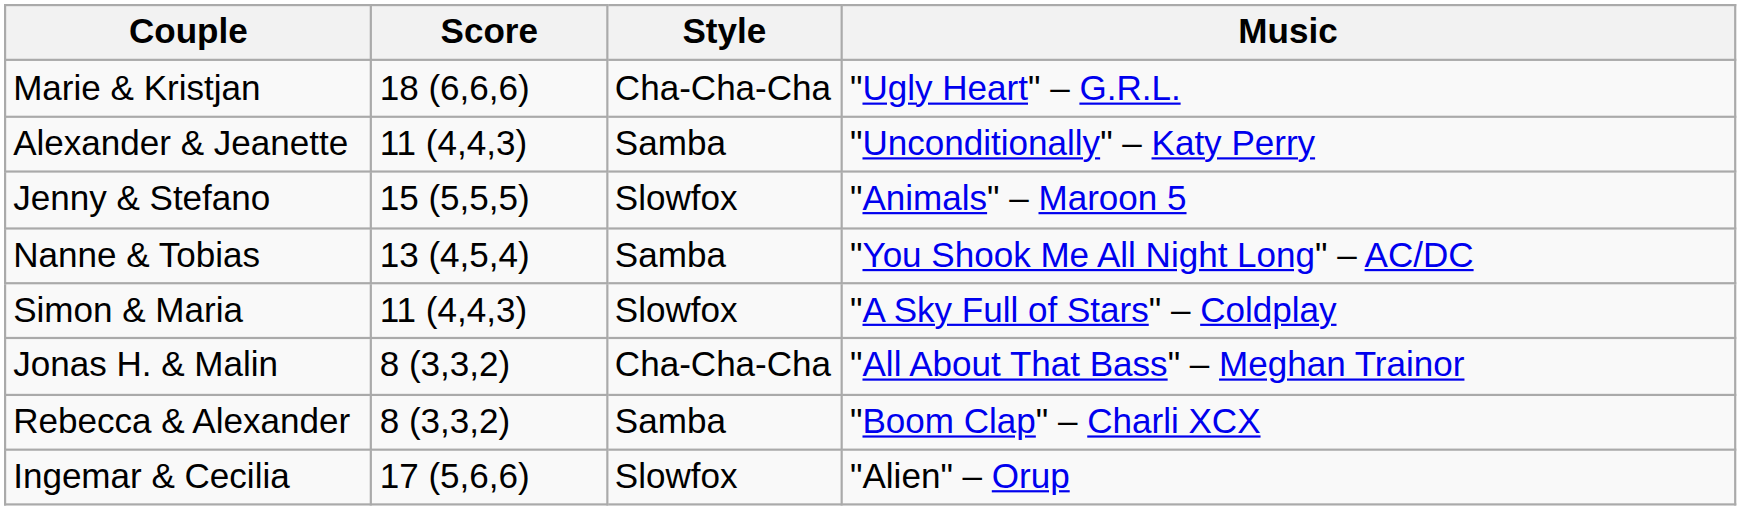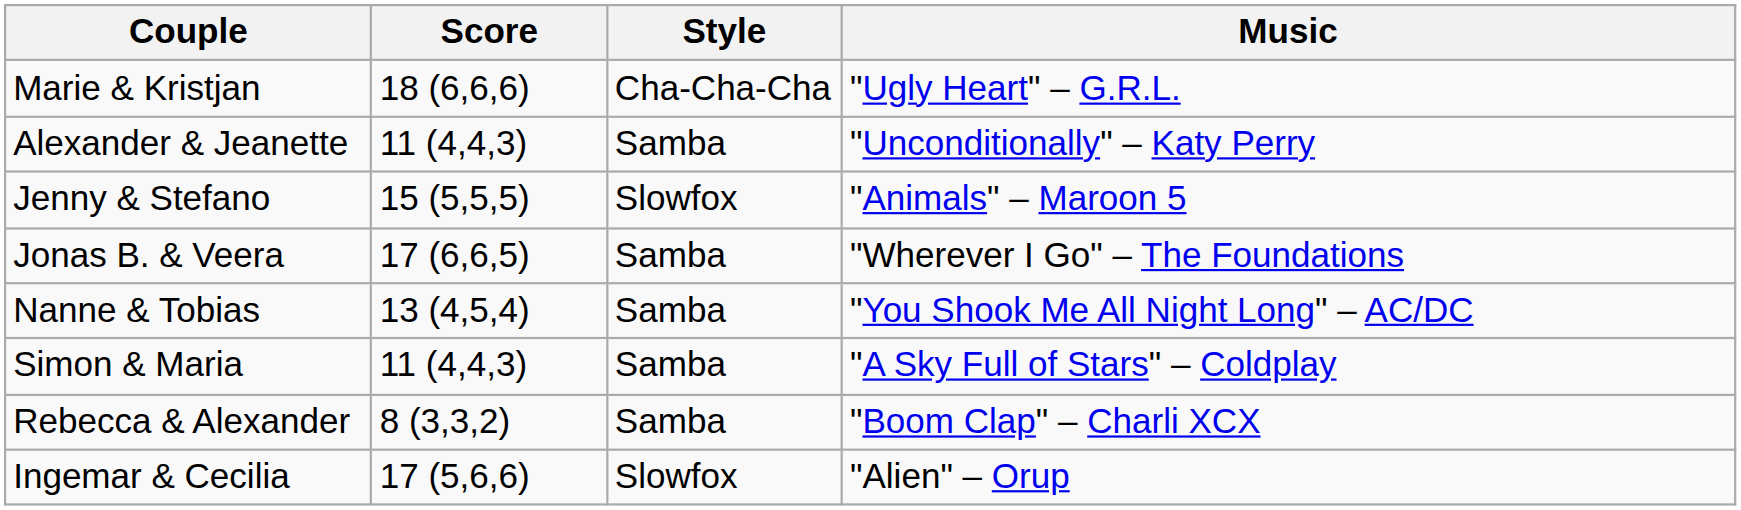+ row: (149, 254)
(676, 310) Slowfox -> (670, 365) Samba
- row: (146, 365)
